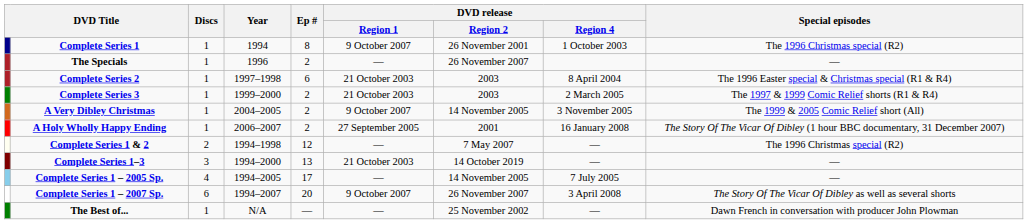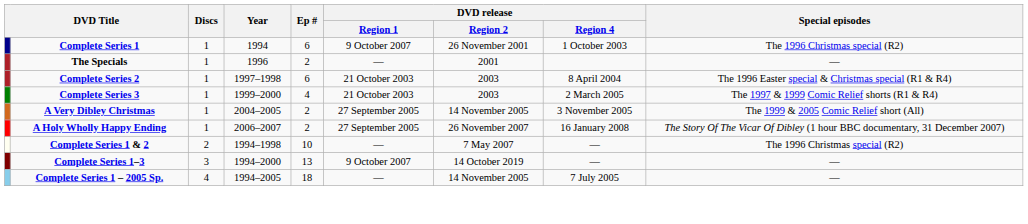(307, 45) 8 -> (307, 45) 6
(488, 62) 26 November 2007 -> (488, 62) 2001
(307, 95) 2 -> (307, 95) 4
(378, 111) 9 October 2007 -> (378, 111) 27 September 2005
(488, 128) 2001 -> (488, 128) 26 November 2007
(307, 144) 12 -> (307, 144) 10
(378, 161) 21 October 2003 -> (378, 161) 9 October 2007
(307, 177) 17 -> (307, 177) 18
- row: (99, 194)
- row: (99, 210)
